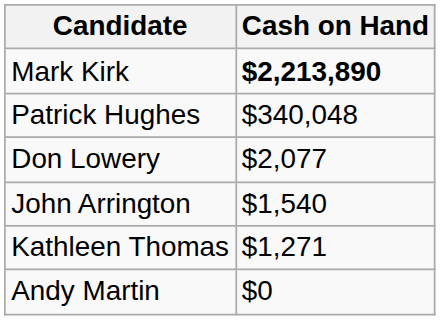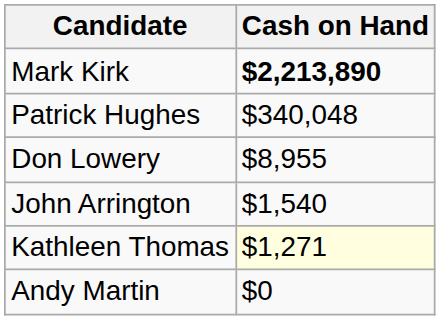(284, 159) $2,077 -> (284, 159) $8,955
(284, 247) no background -> (284, 247) lightyellow background
